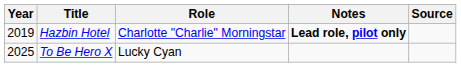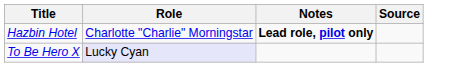- column: (21, 14)
(150, 52) no background -> (117, 52) lavender background
